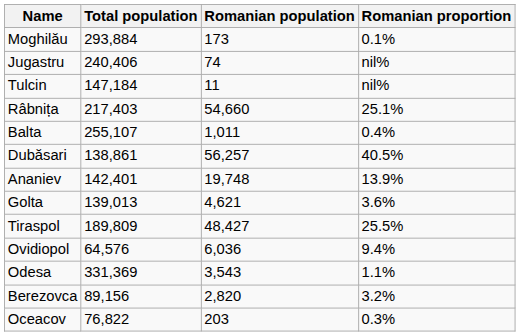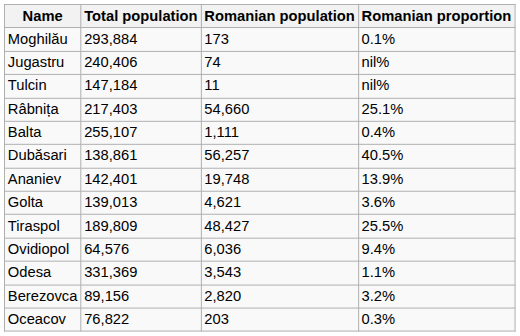(222, 132) 1,011 -> (222, 132) 1,111
